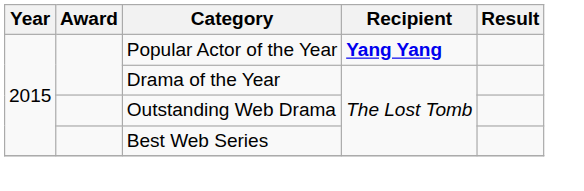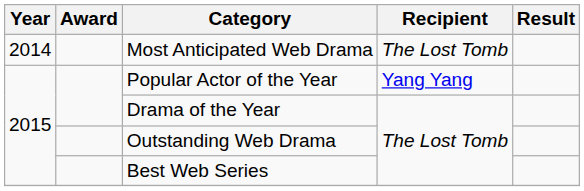+ row: (250, 49)
(394, 49) bold -> (427, 79) normal
